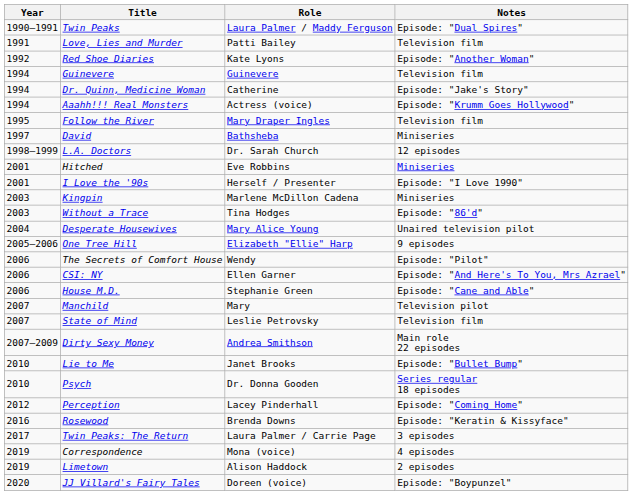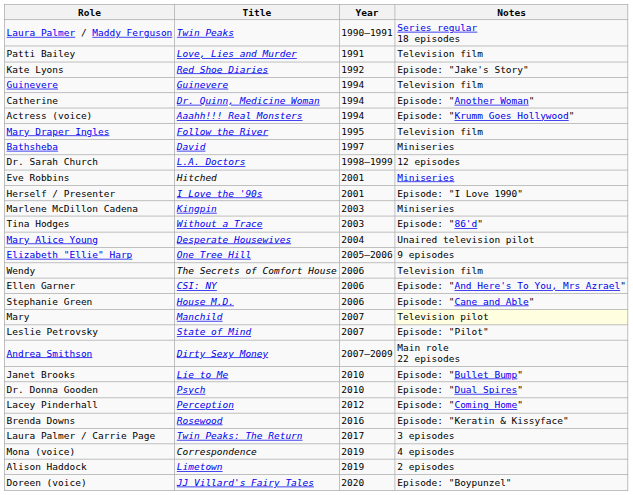columns swapped: (32, 12) <-> (310, 12)
(460, 28) Episode: "Dual Spires" -> (437, 33) Series regular 18 episodes
(466, 58) Episode: "Another Woman" -> (463, 69) Episode: "Jake's Story"
(463, 89) Episode: "Jake's Story" -> (466, 100) Episode: "Another Woman"
(443, 260) Episode: "Pilot" -> (440, 271) Television film
(443, 306) no background -> (443, 317) lightyellow background
(440, 321) Television film -> (443, 332) Episode: "Pilot"
(437, 384) Series regular 18 episodes -> (460, 390) Episode: "Dual Spires"
